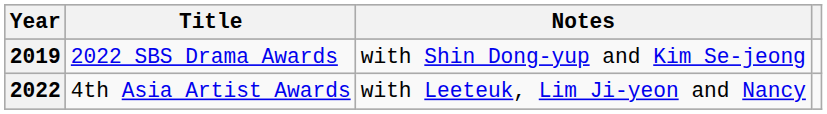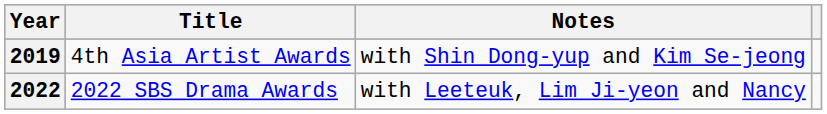(204, 57) 2022 SBS Drama Awards -> (211, 57) 4th Asia Artist Awards
(211, 91) 4th Asia Artist Awards -> (204, 91) 2022 SBS Drama Awards
